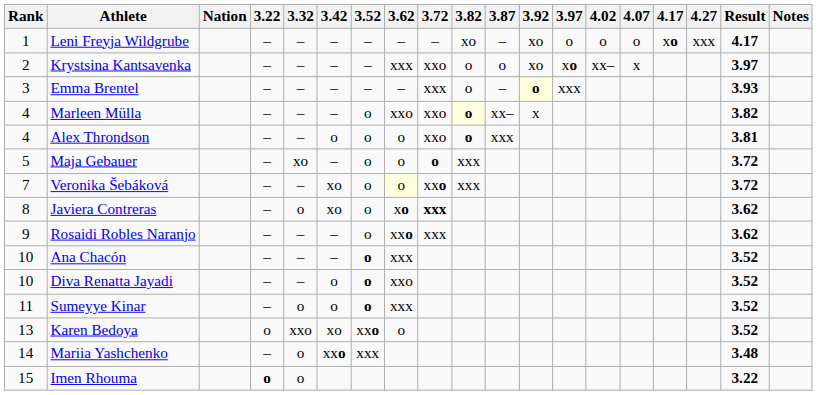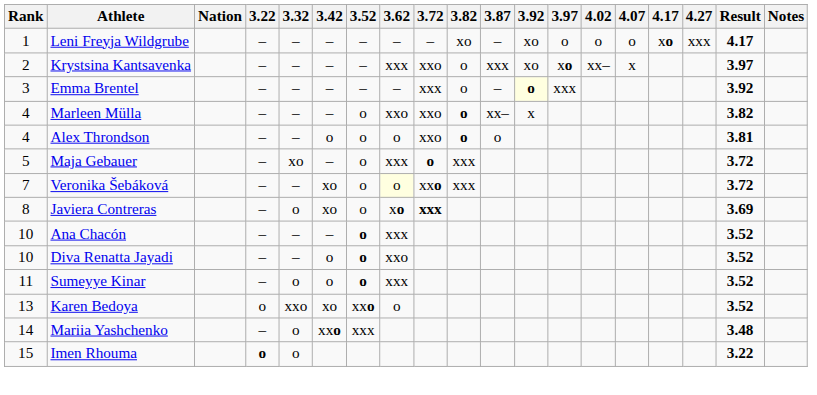(502, 64) o -> (498, 64) xxx
(745, 88) 3.93 -> (740, 88) 3.92
(469, 112) lightyellow background -> (464, 112) no background
(502, 137) xxx -> (498, 137) o
(401, 161) o -> (397, 161) xxx
(745, 209) 3.62 -> (740, 209) 3.69
- row: (123, 233)
